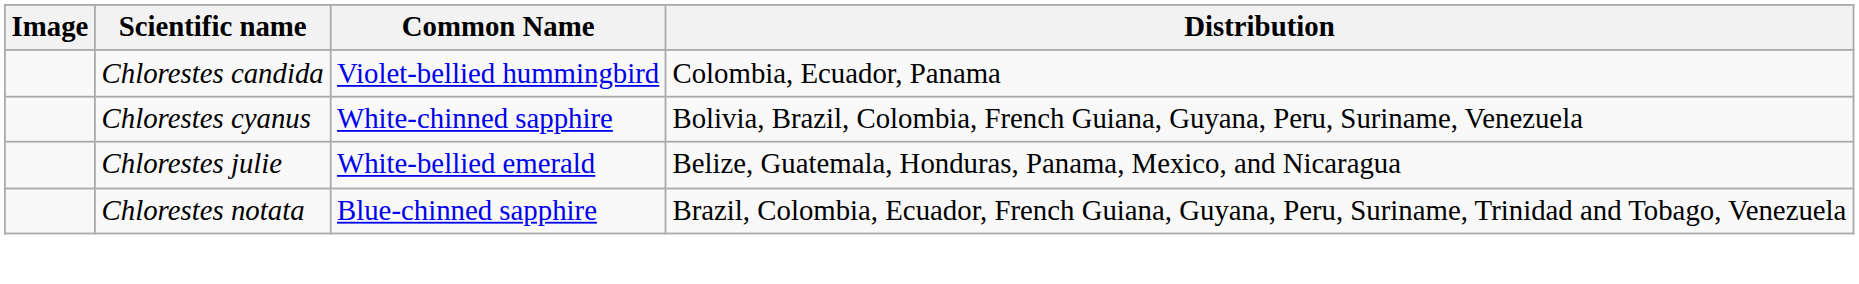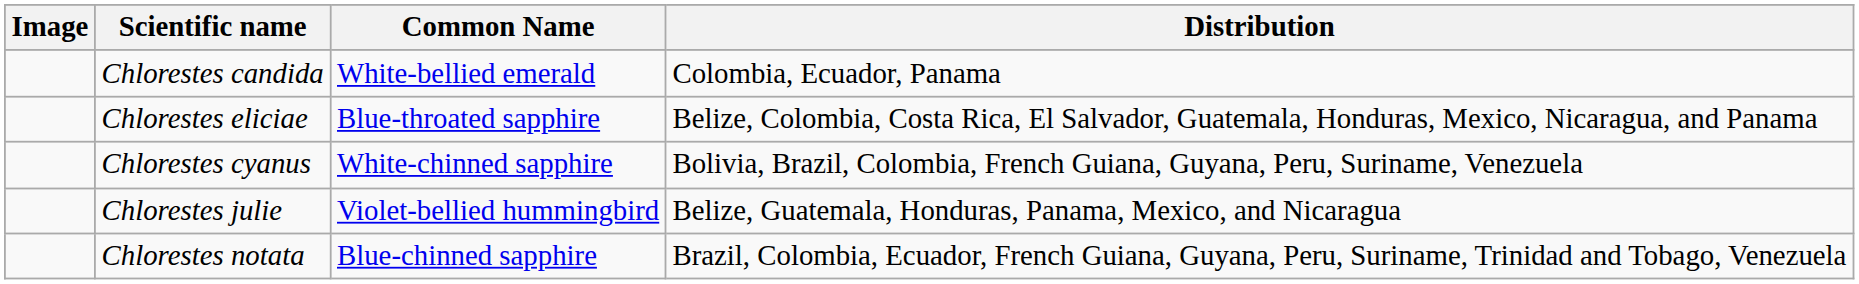(498, 73) Violet-bellied hummingbird -> (466, 73) White-bellied emerald
+ row: (205, 118)
(466, 164) White-bellied emerald -> (498, 210) Violet-bellied hummingbird
